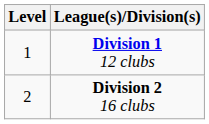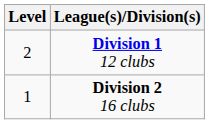(27, 52) 1 -> (27, 52) 2
(27, 96) 2 -> (27, 96) 1
